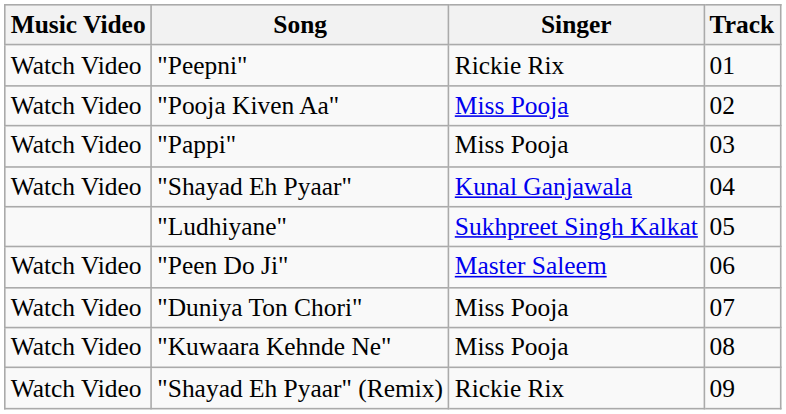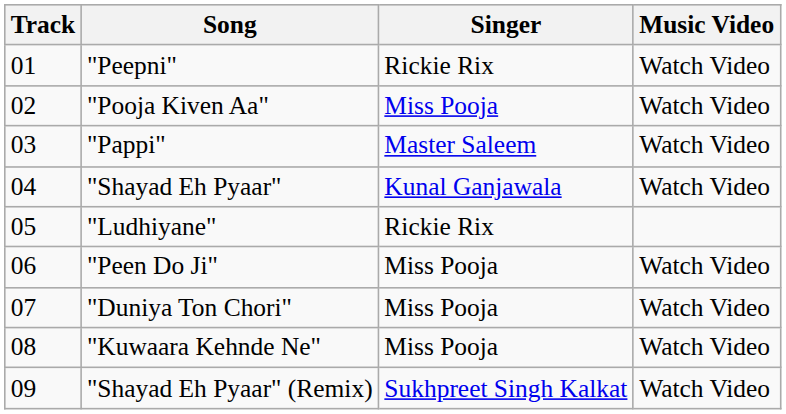columns swapped: (742, 24) <-> (78, 24)
(512, 145) Miss Pooja -> (460, 145) Master Saleem
(576, 226) Sukhpreet Singh Kalkat -> (439, 226) Rickie Rix
(531, 266) Master Saleem -> (441, 266) Miss Pooja
(510, 387) Rickie Rix -> (506, 387) Sukhpreet Singh Kalkat
